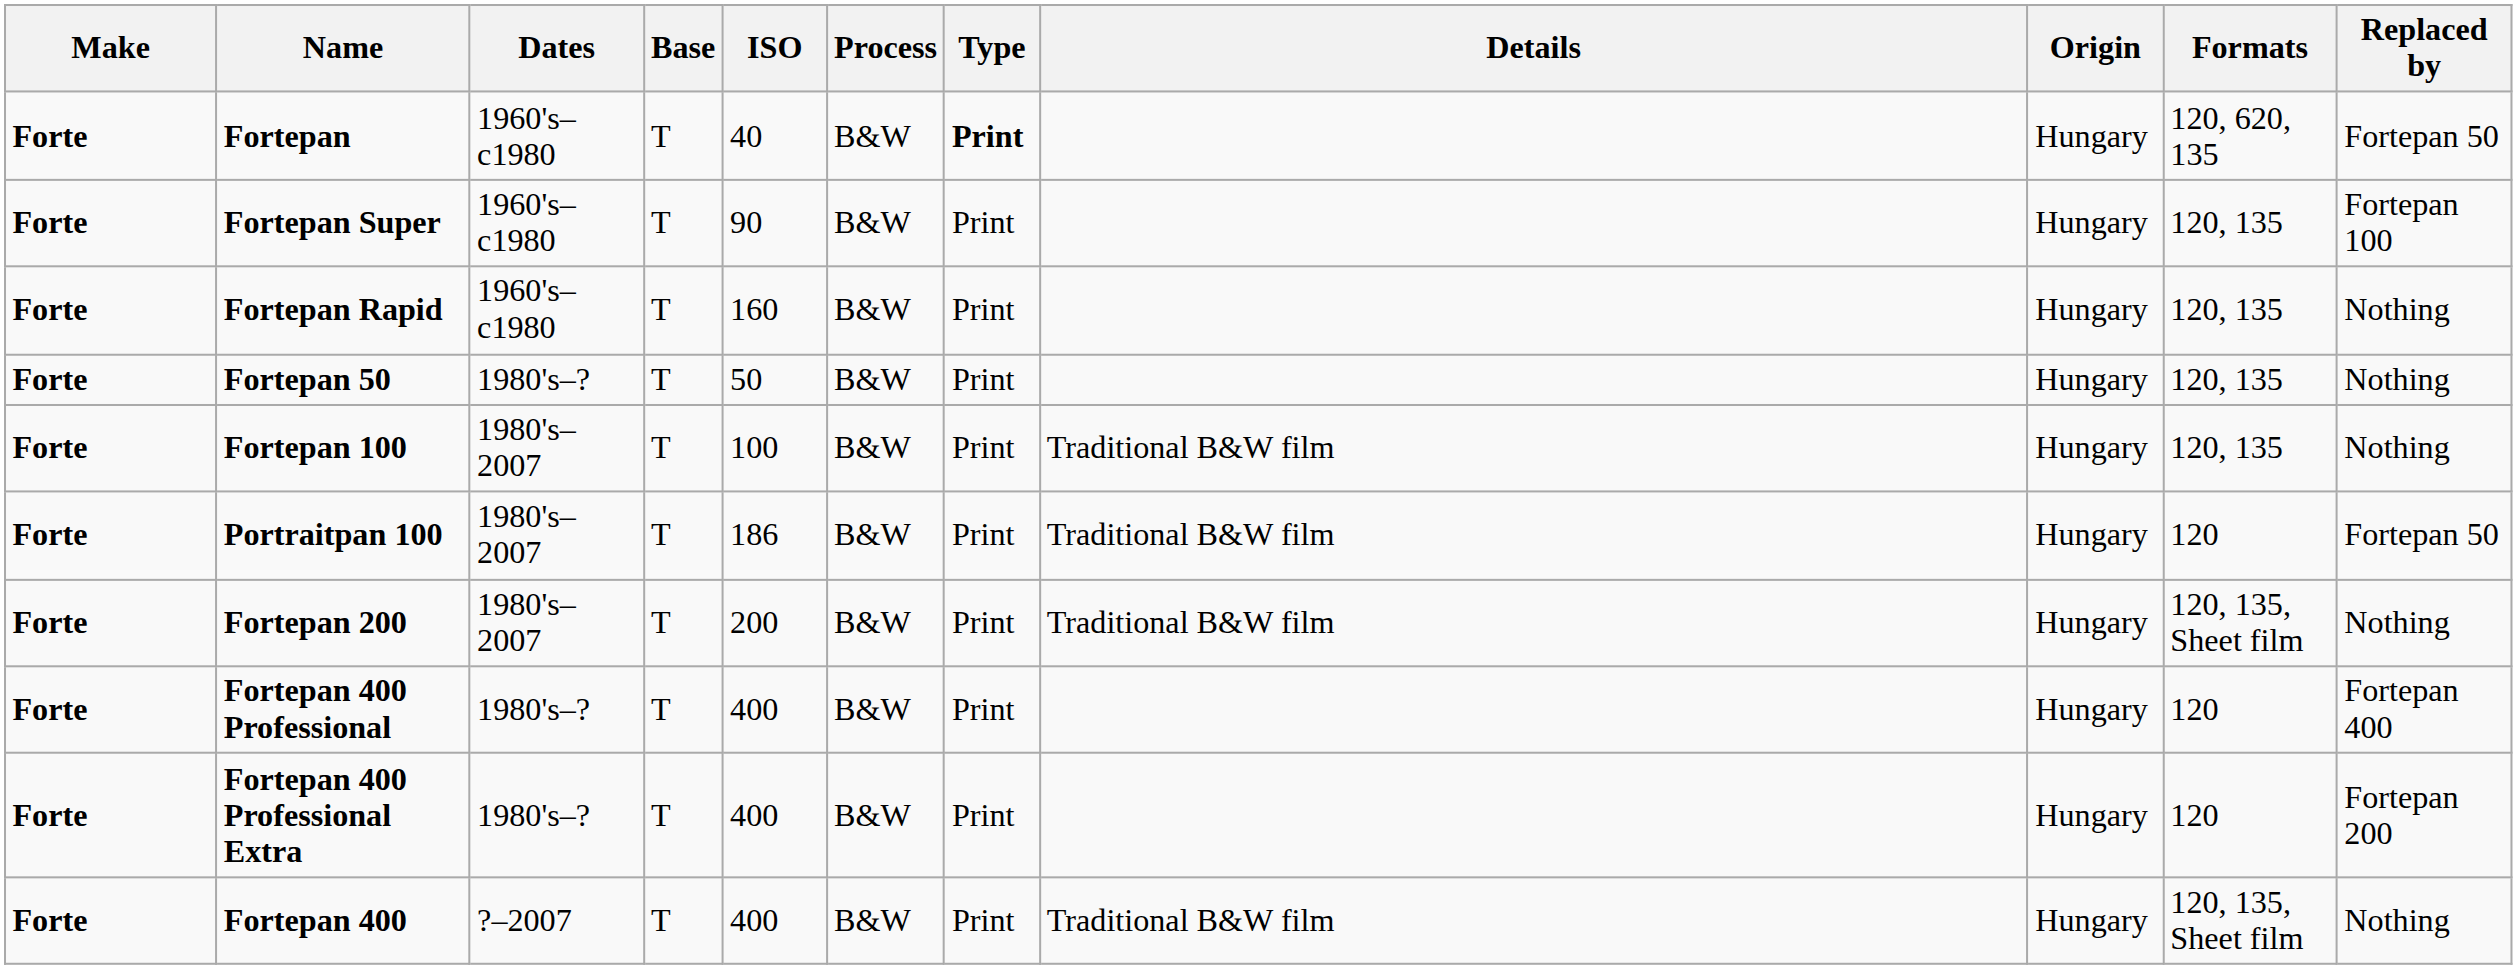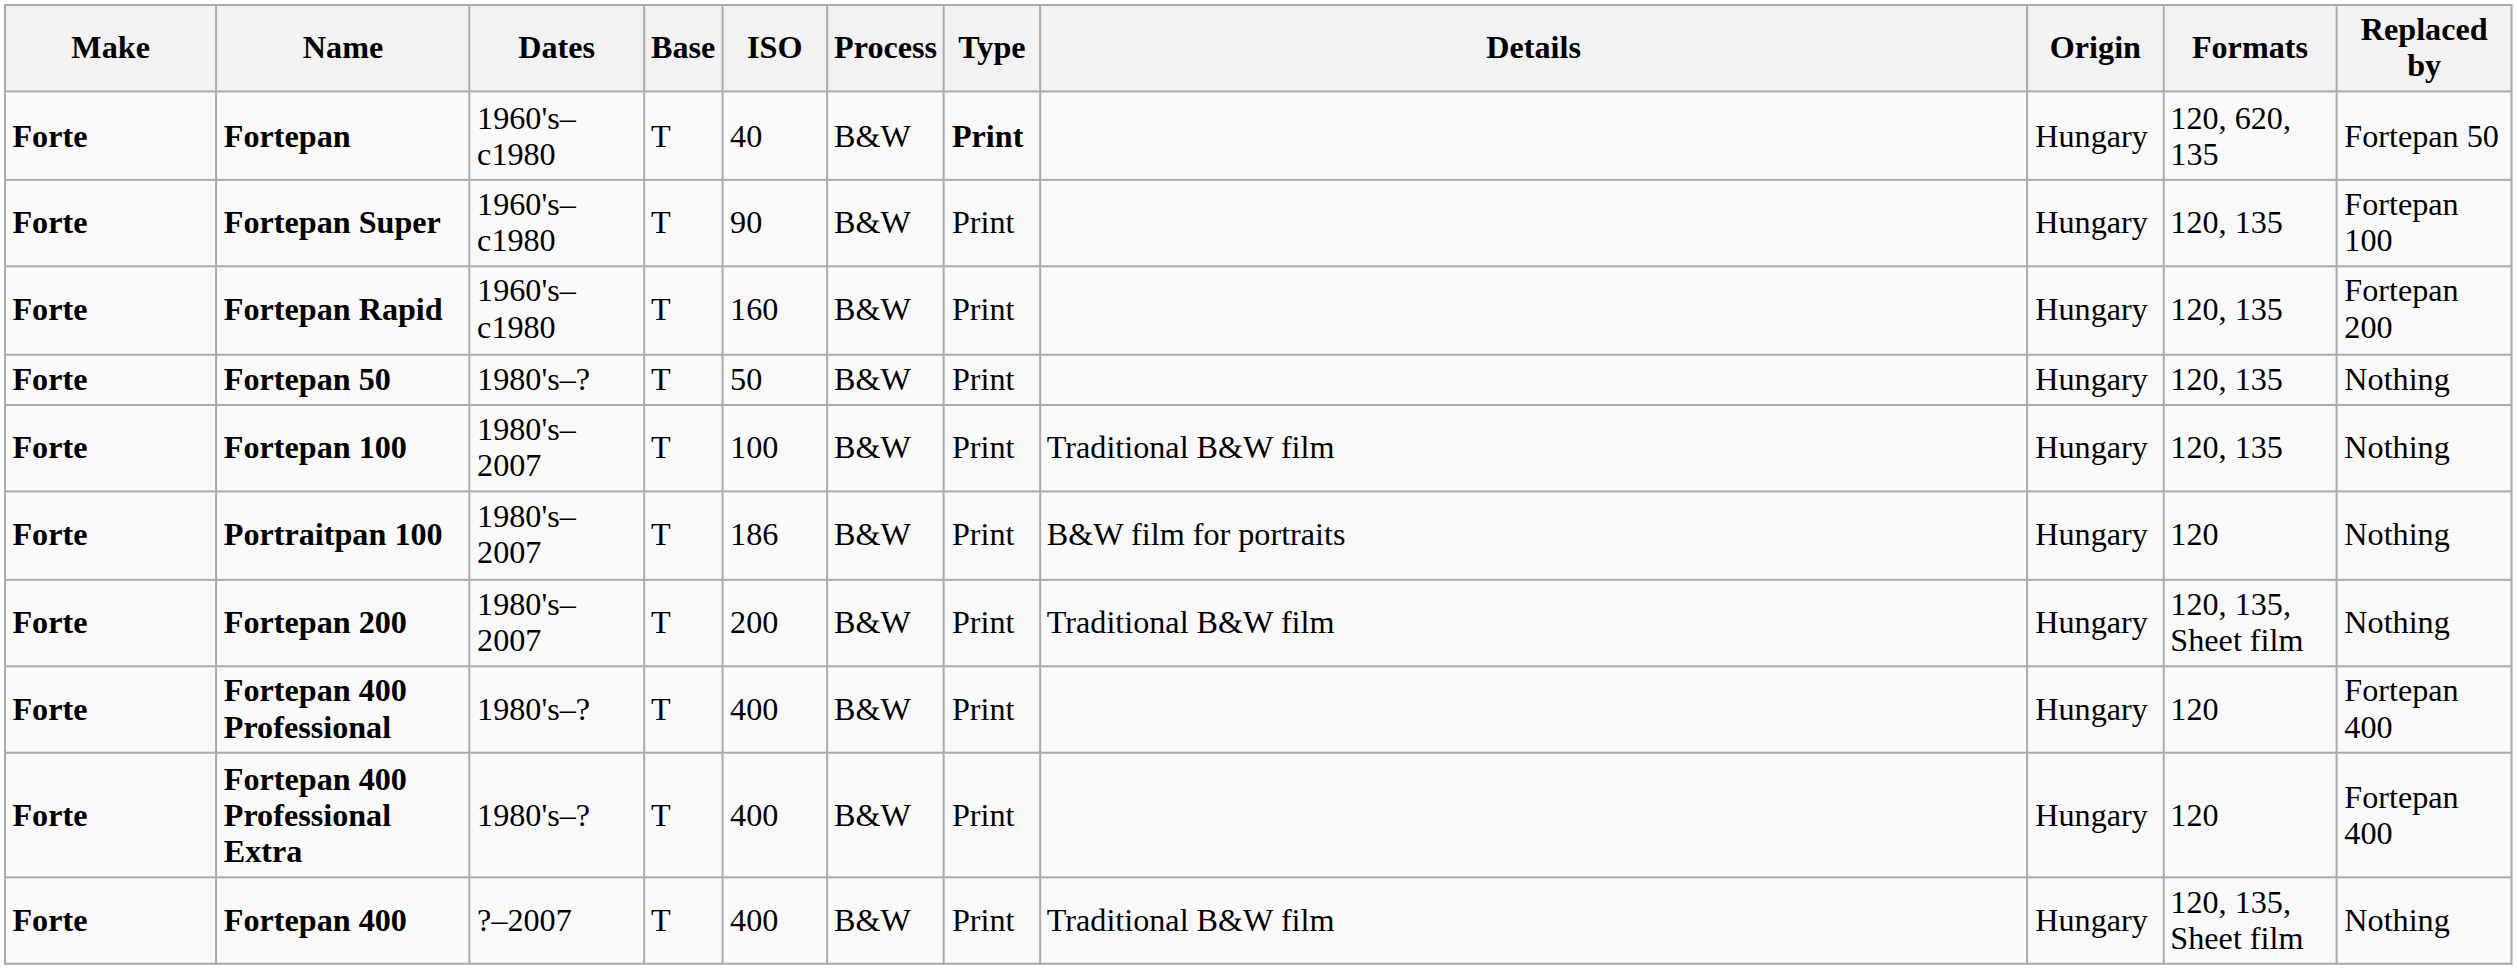(2397, 309) Nothing -> (2402, 309) Fortepan 200
(1191, 535) Traditional B&W film -> (1196, 535) B&W film for portraits
(2422, 535) Fortepan 50 -> (2397, 535) Nothing
(2402, 814) Fortepan 200 -> (2402, 814) Fortepan 400
